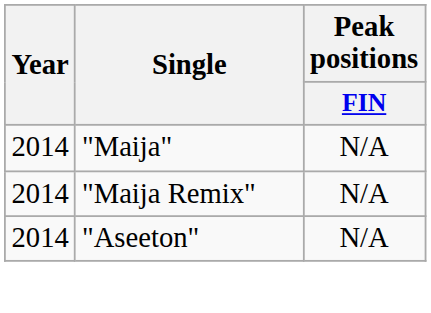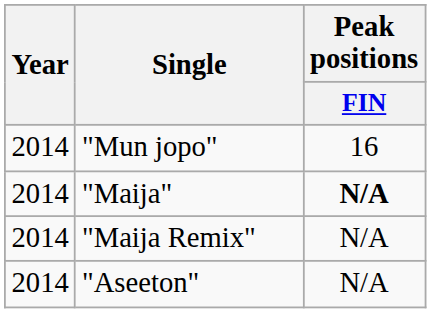+ row: (150, 147)
(364, 147) normal -> (364, 192) bold
